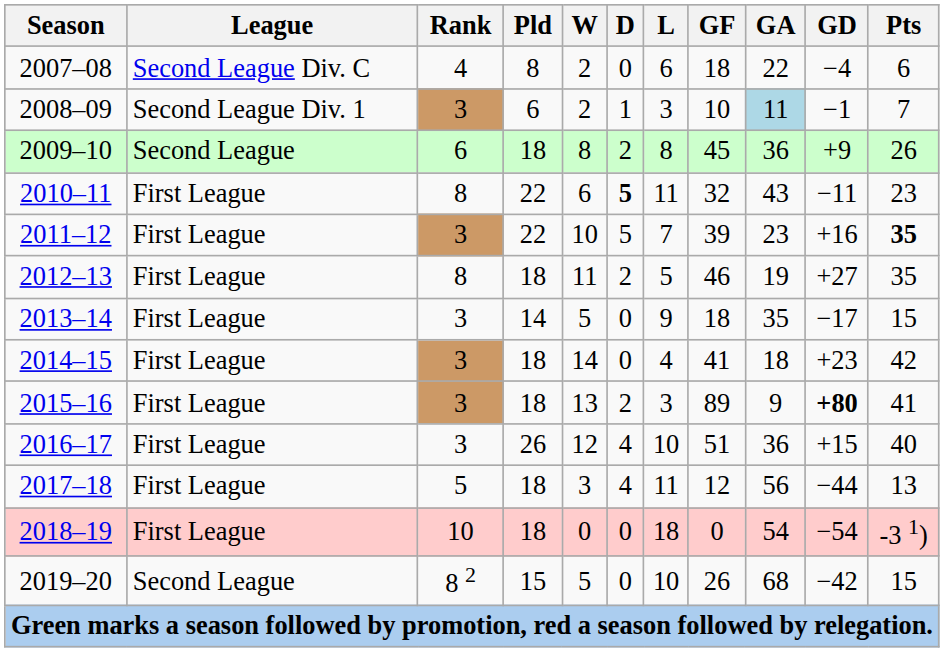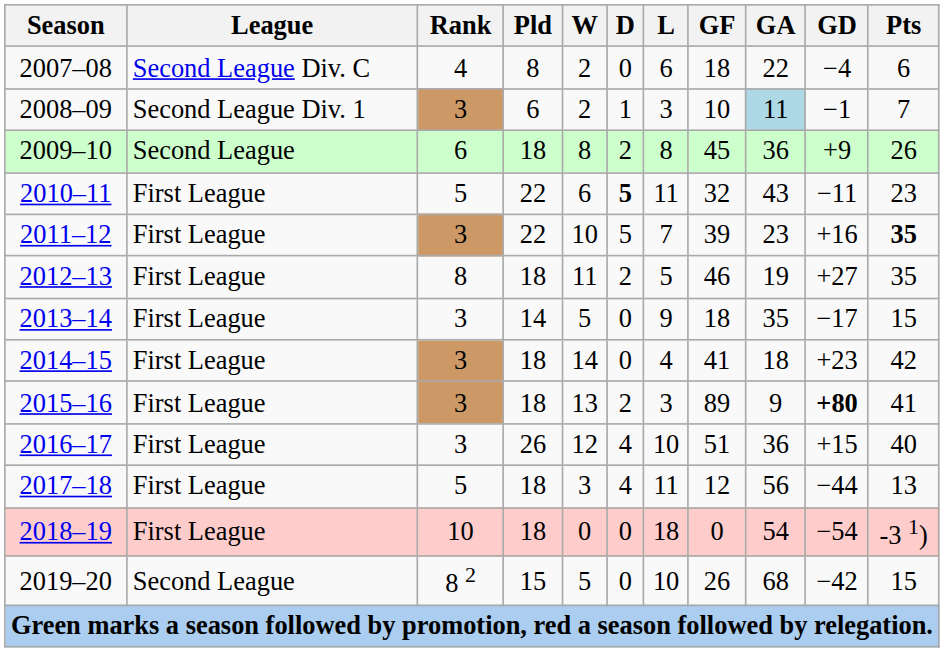(461, 192) 8 -> (461, 192) 5
